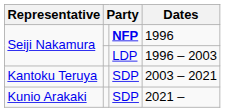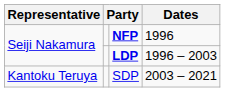(125, 55) normal -> (125, 55) bold
- row: (165, 96)
